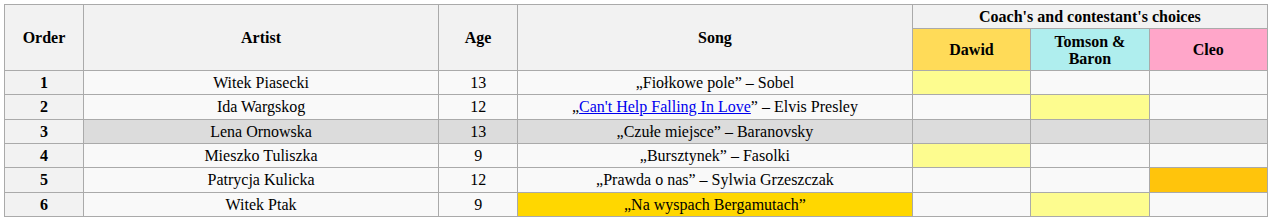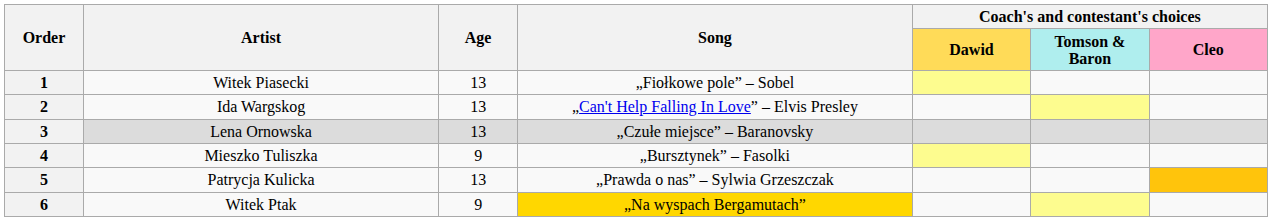(478, 107) 12 -> (478, 107) 13
(478, 180) 12 -> (478, 180) 13
